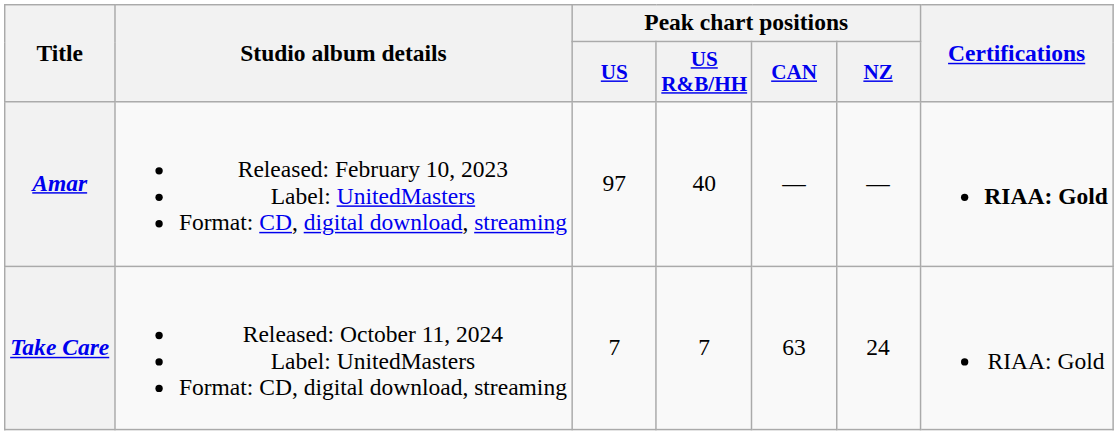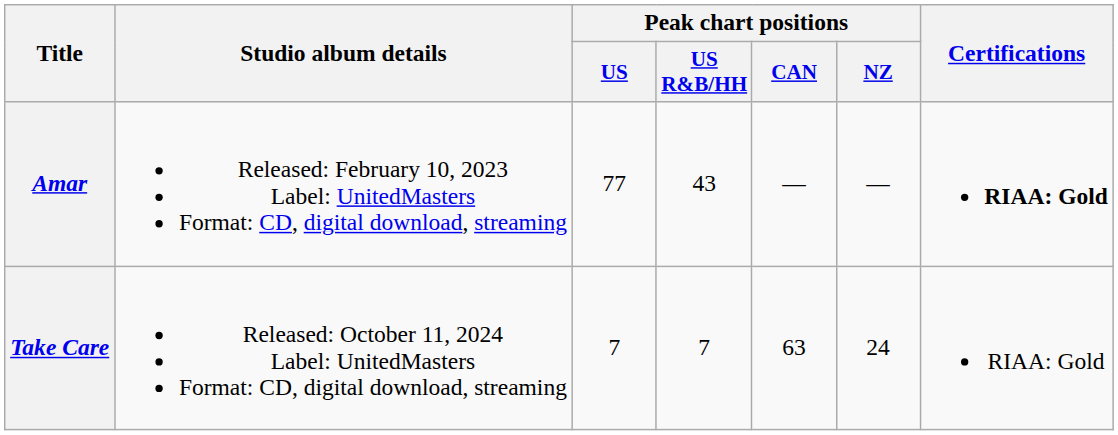(614, 183) 97 -> (614, 183) 77
(704, 183) 40 -> (704, 183) 43
